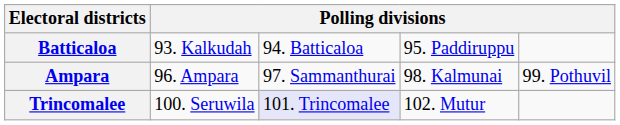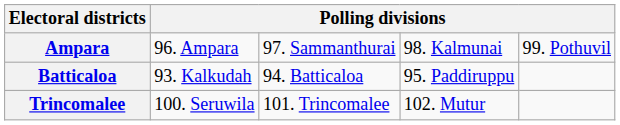rows swapped: (77, 47) <-> (77, 76)
(326, 104) lavender background -> (326, 104) no background
